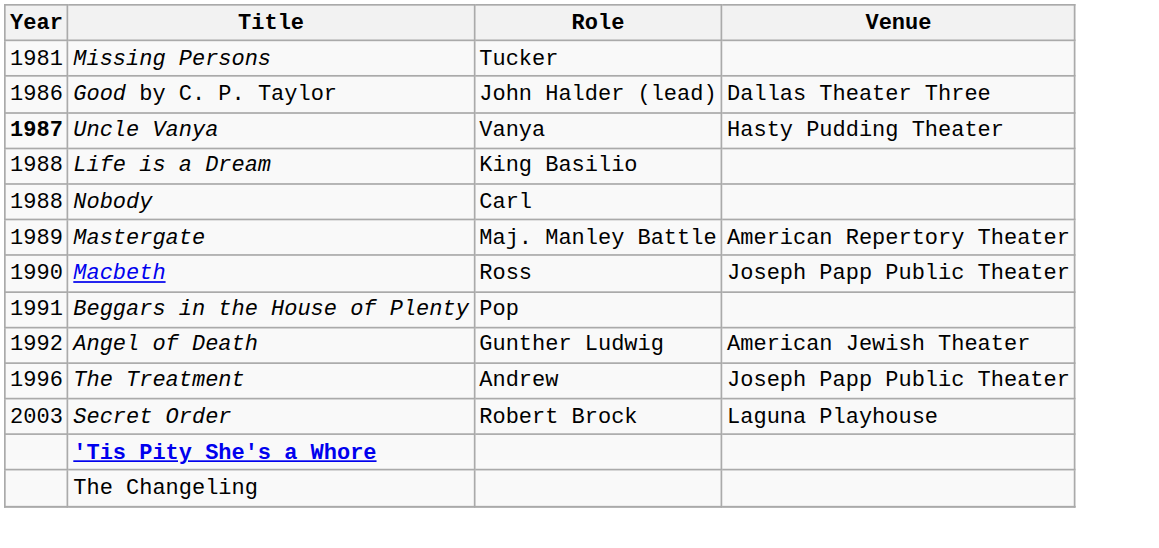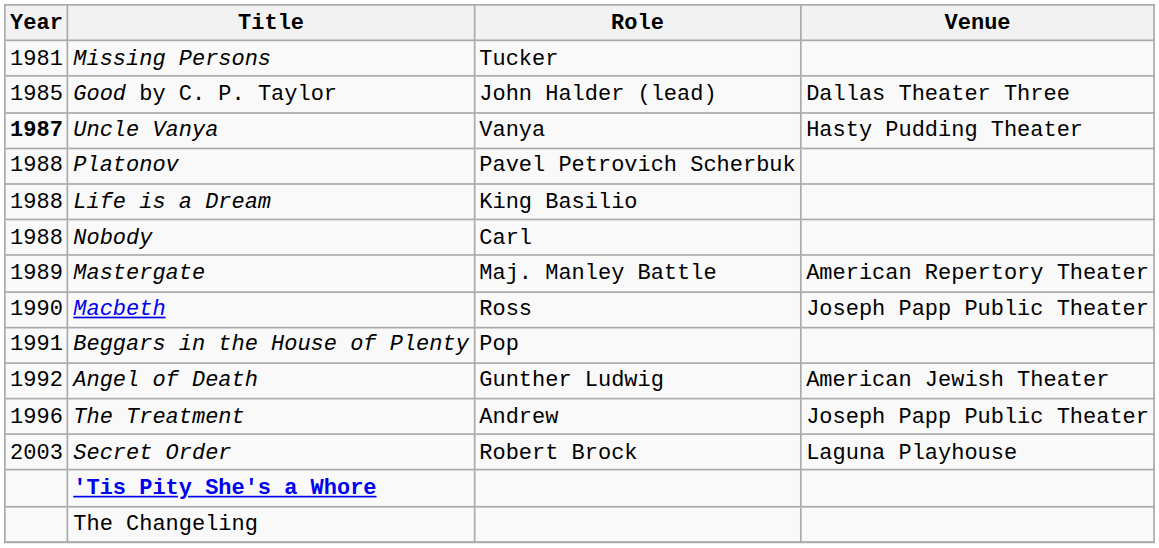(36, 94) 1986 -> (36, 94) 1985
+ row: (126, 166)
